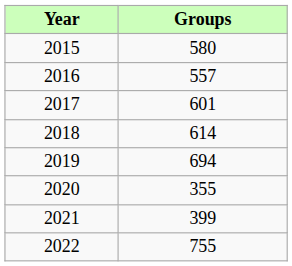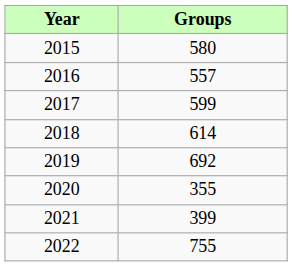(203, 104) 601 -> (203, 104) 599
(203, 161) 694 -> (203, 161) 692
